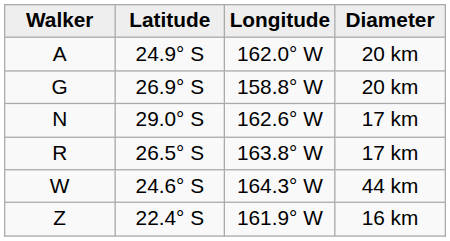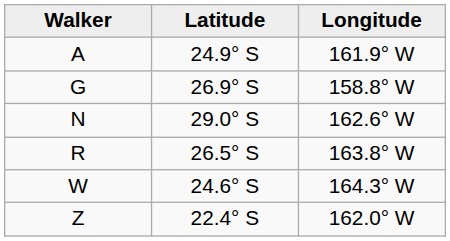- column: (390, 20)
(280, 53) 162.0° W -> (372, 53) 161.9° W
(280, 218) 161.9° W -> (372, 218) 162.0° W
